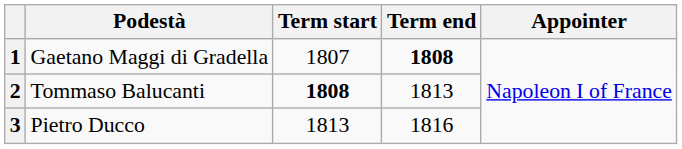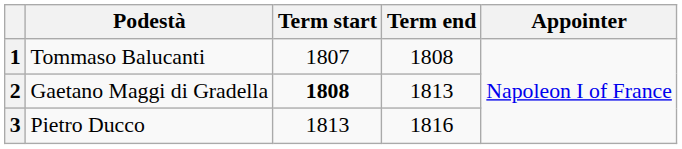(149, 56) Gaetano Maggi di Gradella -> (118, 56) Tommaso Balucanti
(432, 56) bold -> (432, 56) normal
(118, 90) Tommaso Balucanti -> (149, 90) Gaetano Maggi di Gradella
